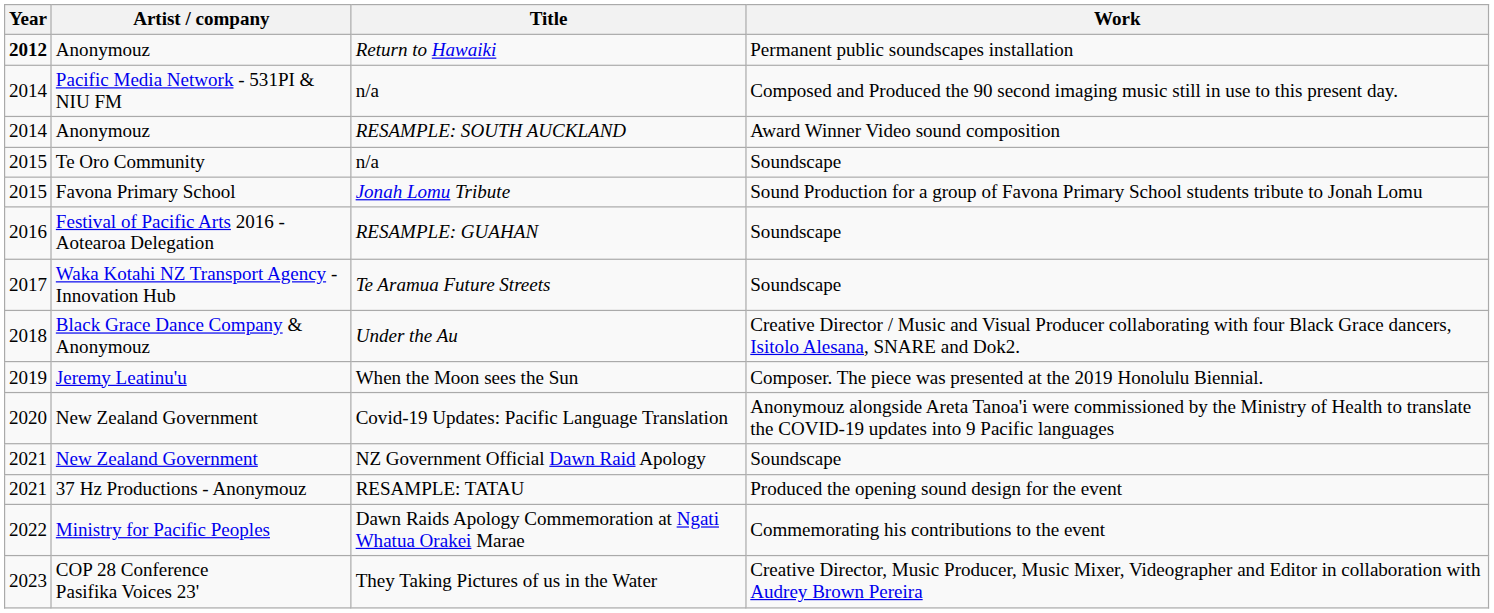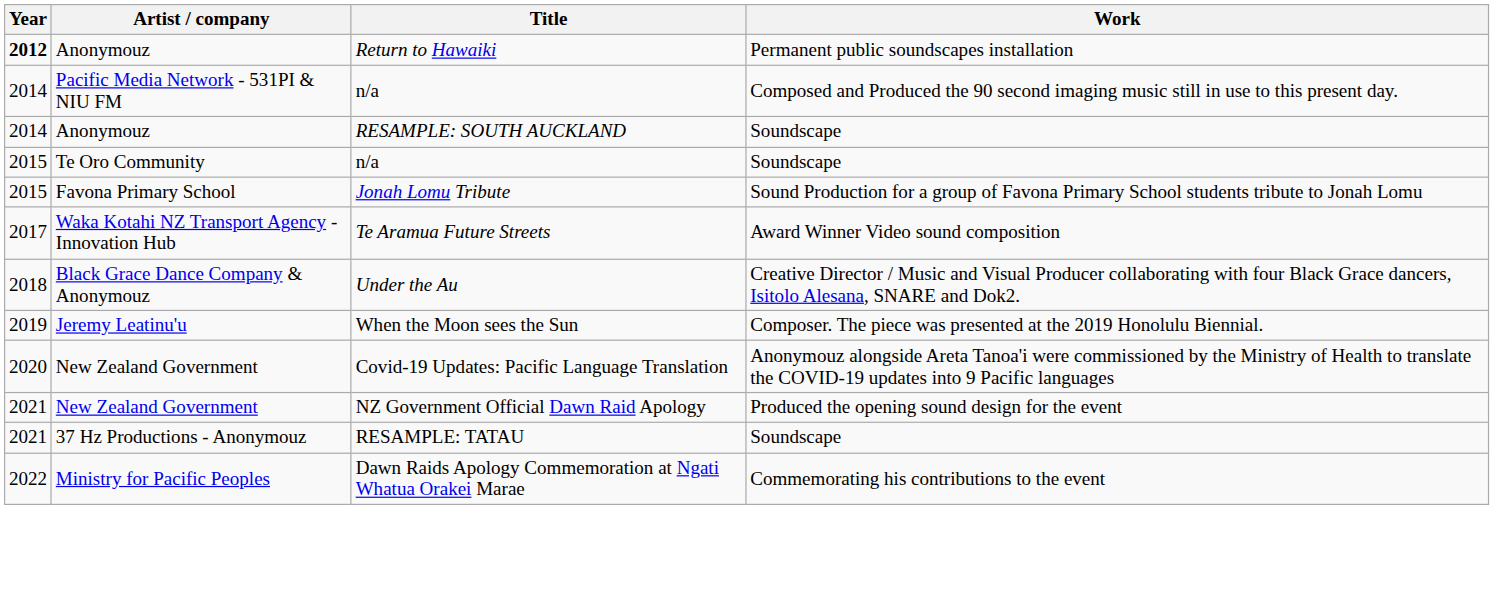(905, 131) Award Winner Video sound composition -> (796, 131) Soundscape
- row: (170, 232)
(796, 284) Soundscape -> (905, 232) Award Winner Video sound composition
(796, 458) Soundscape -> (936, 407) Produced the opening sound design for the event
(936, 489) Produced the opening sound design for the event -> (796, 437) Soundscape
- row: (132, 581)
